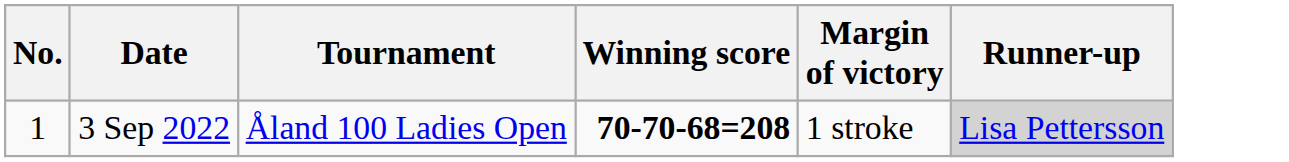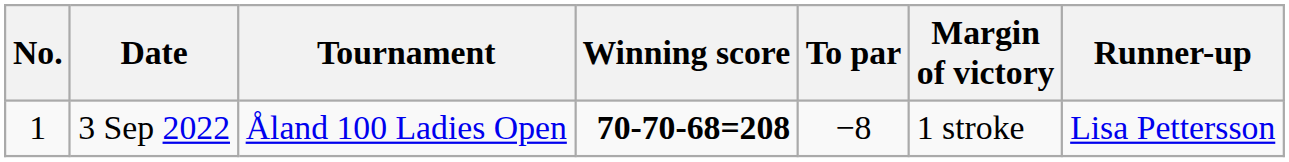+ column: (854, 52)
(1062, 128) lightgrey background -> (1173, 128) no background
